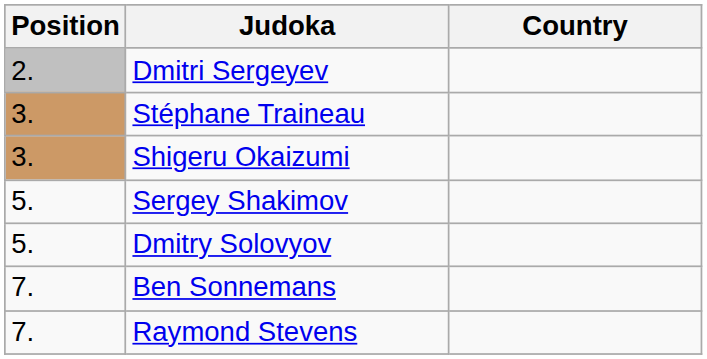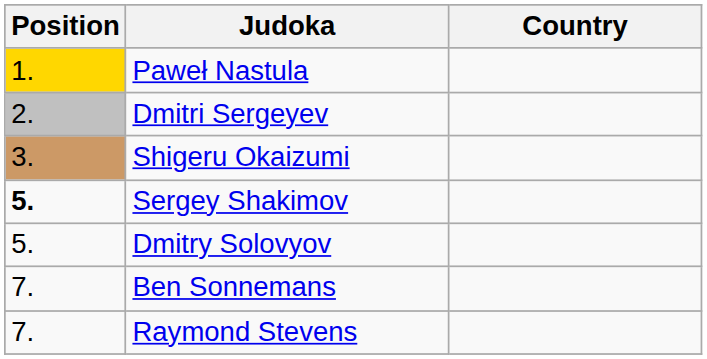+ row: (220, 69)
- row: (249, 113)
(23, 200) normal -> (23, 200) bold
